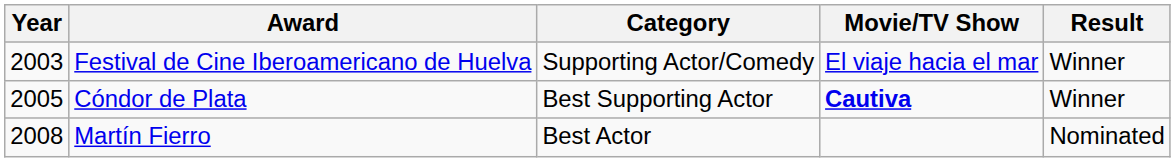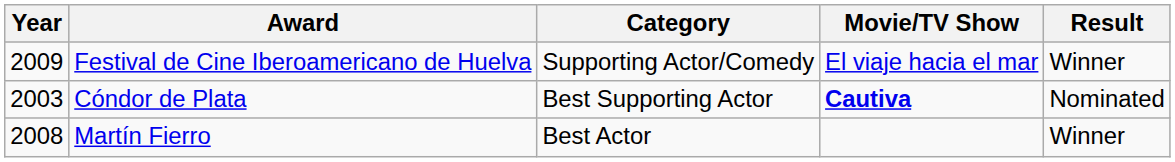(37, 61) 2003 -> (37, 61) 2009
(37, 99) 2005 -> (37, 99) 2003
(1087, 99) Winner -> (1107, 99) Nominated
(1107, 136) Nominated -> (1087, 136) Winner
